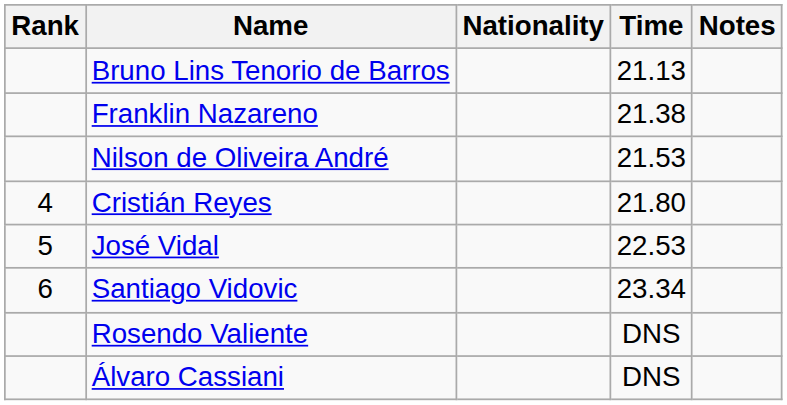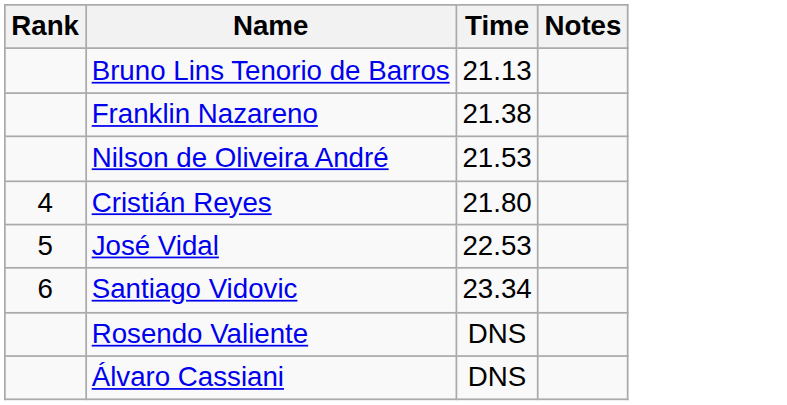- column: (533, 26)
